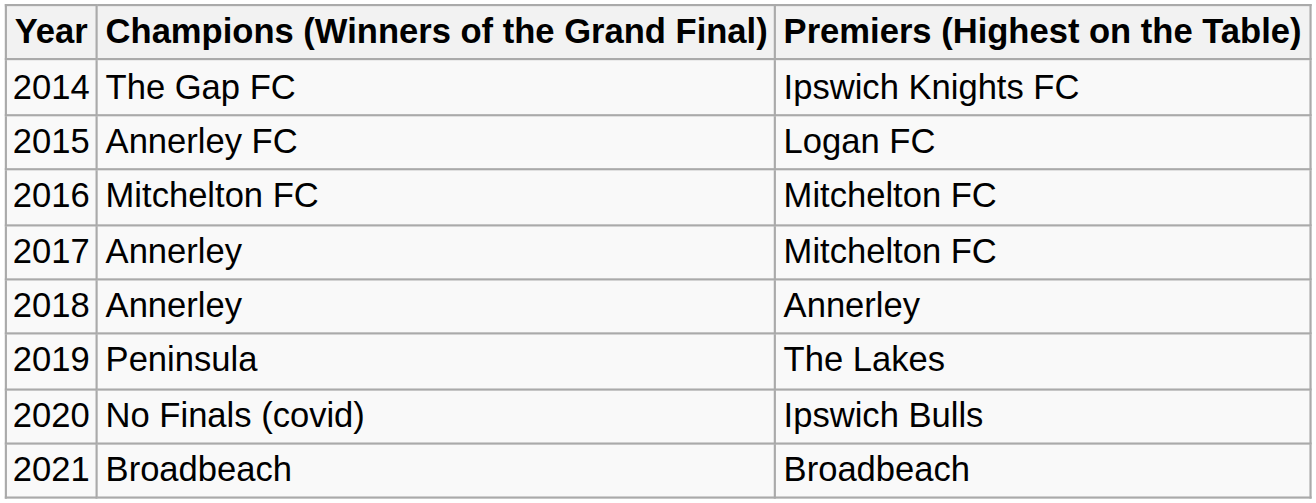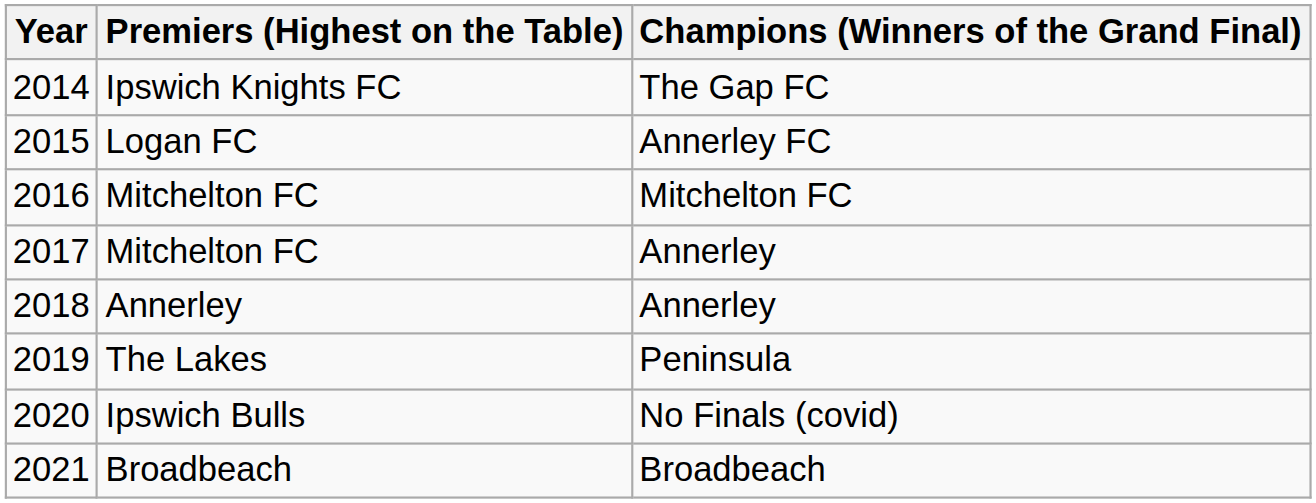columns swapped: (1043, 31) <-> (437, 31)
